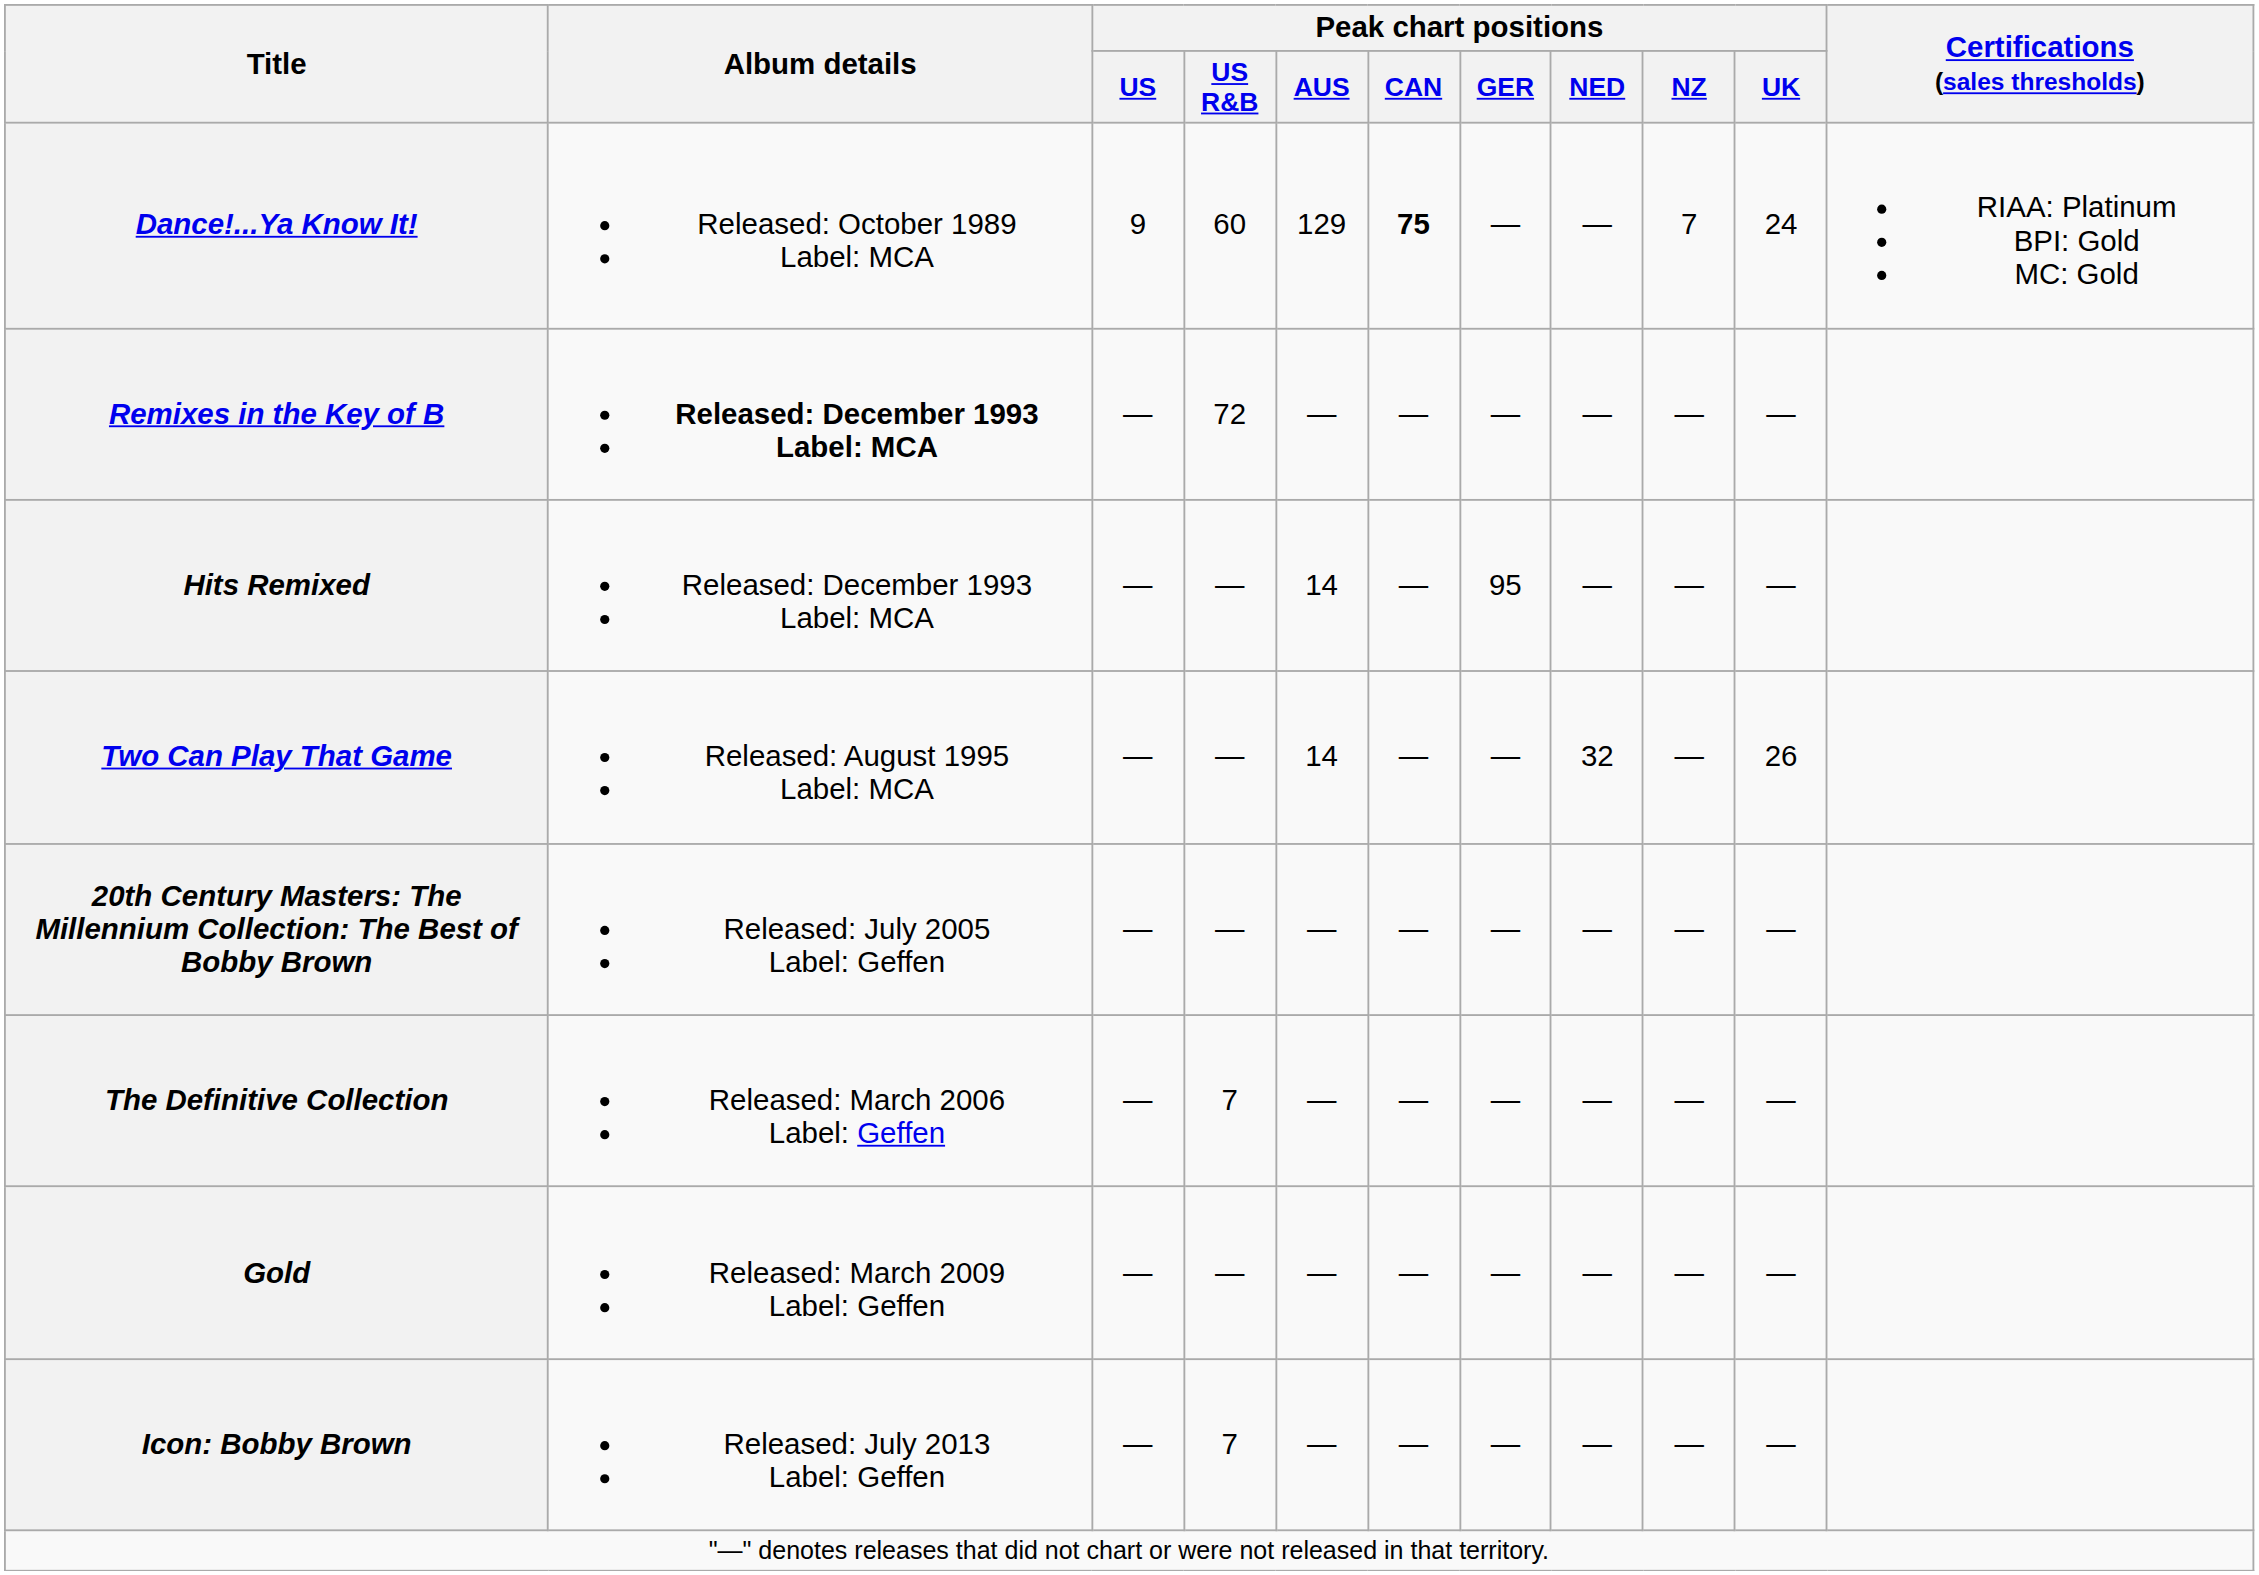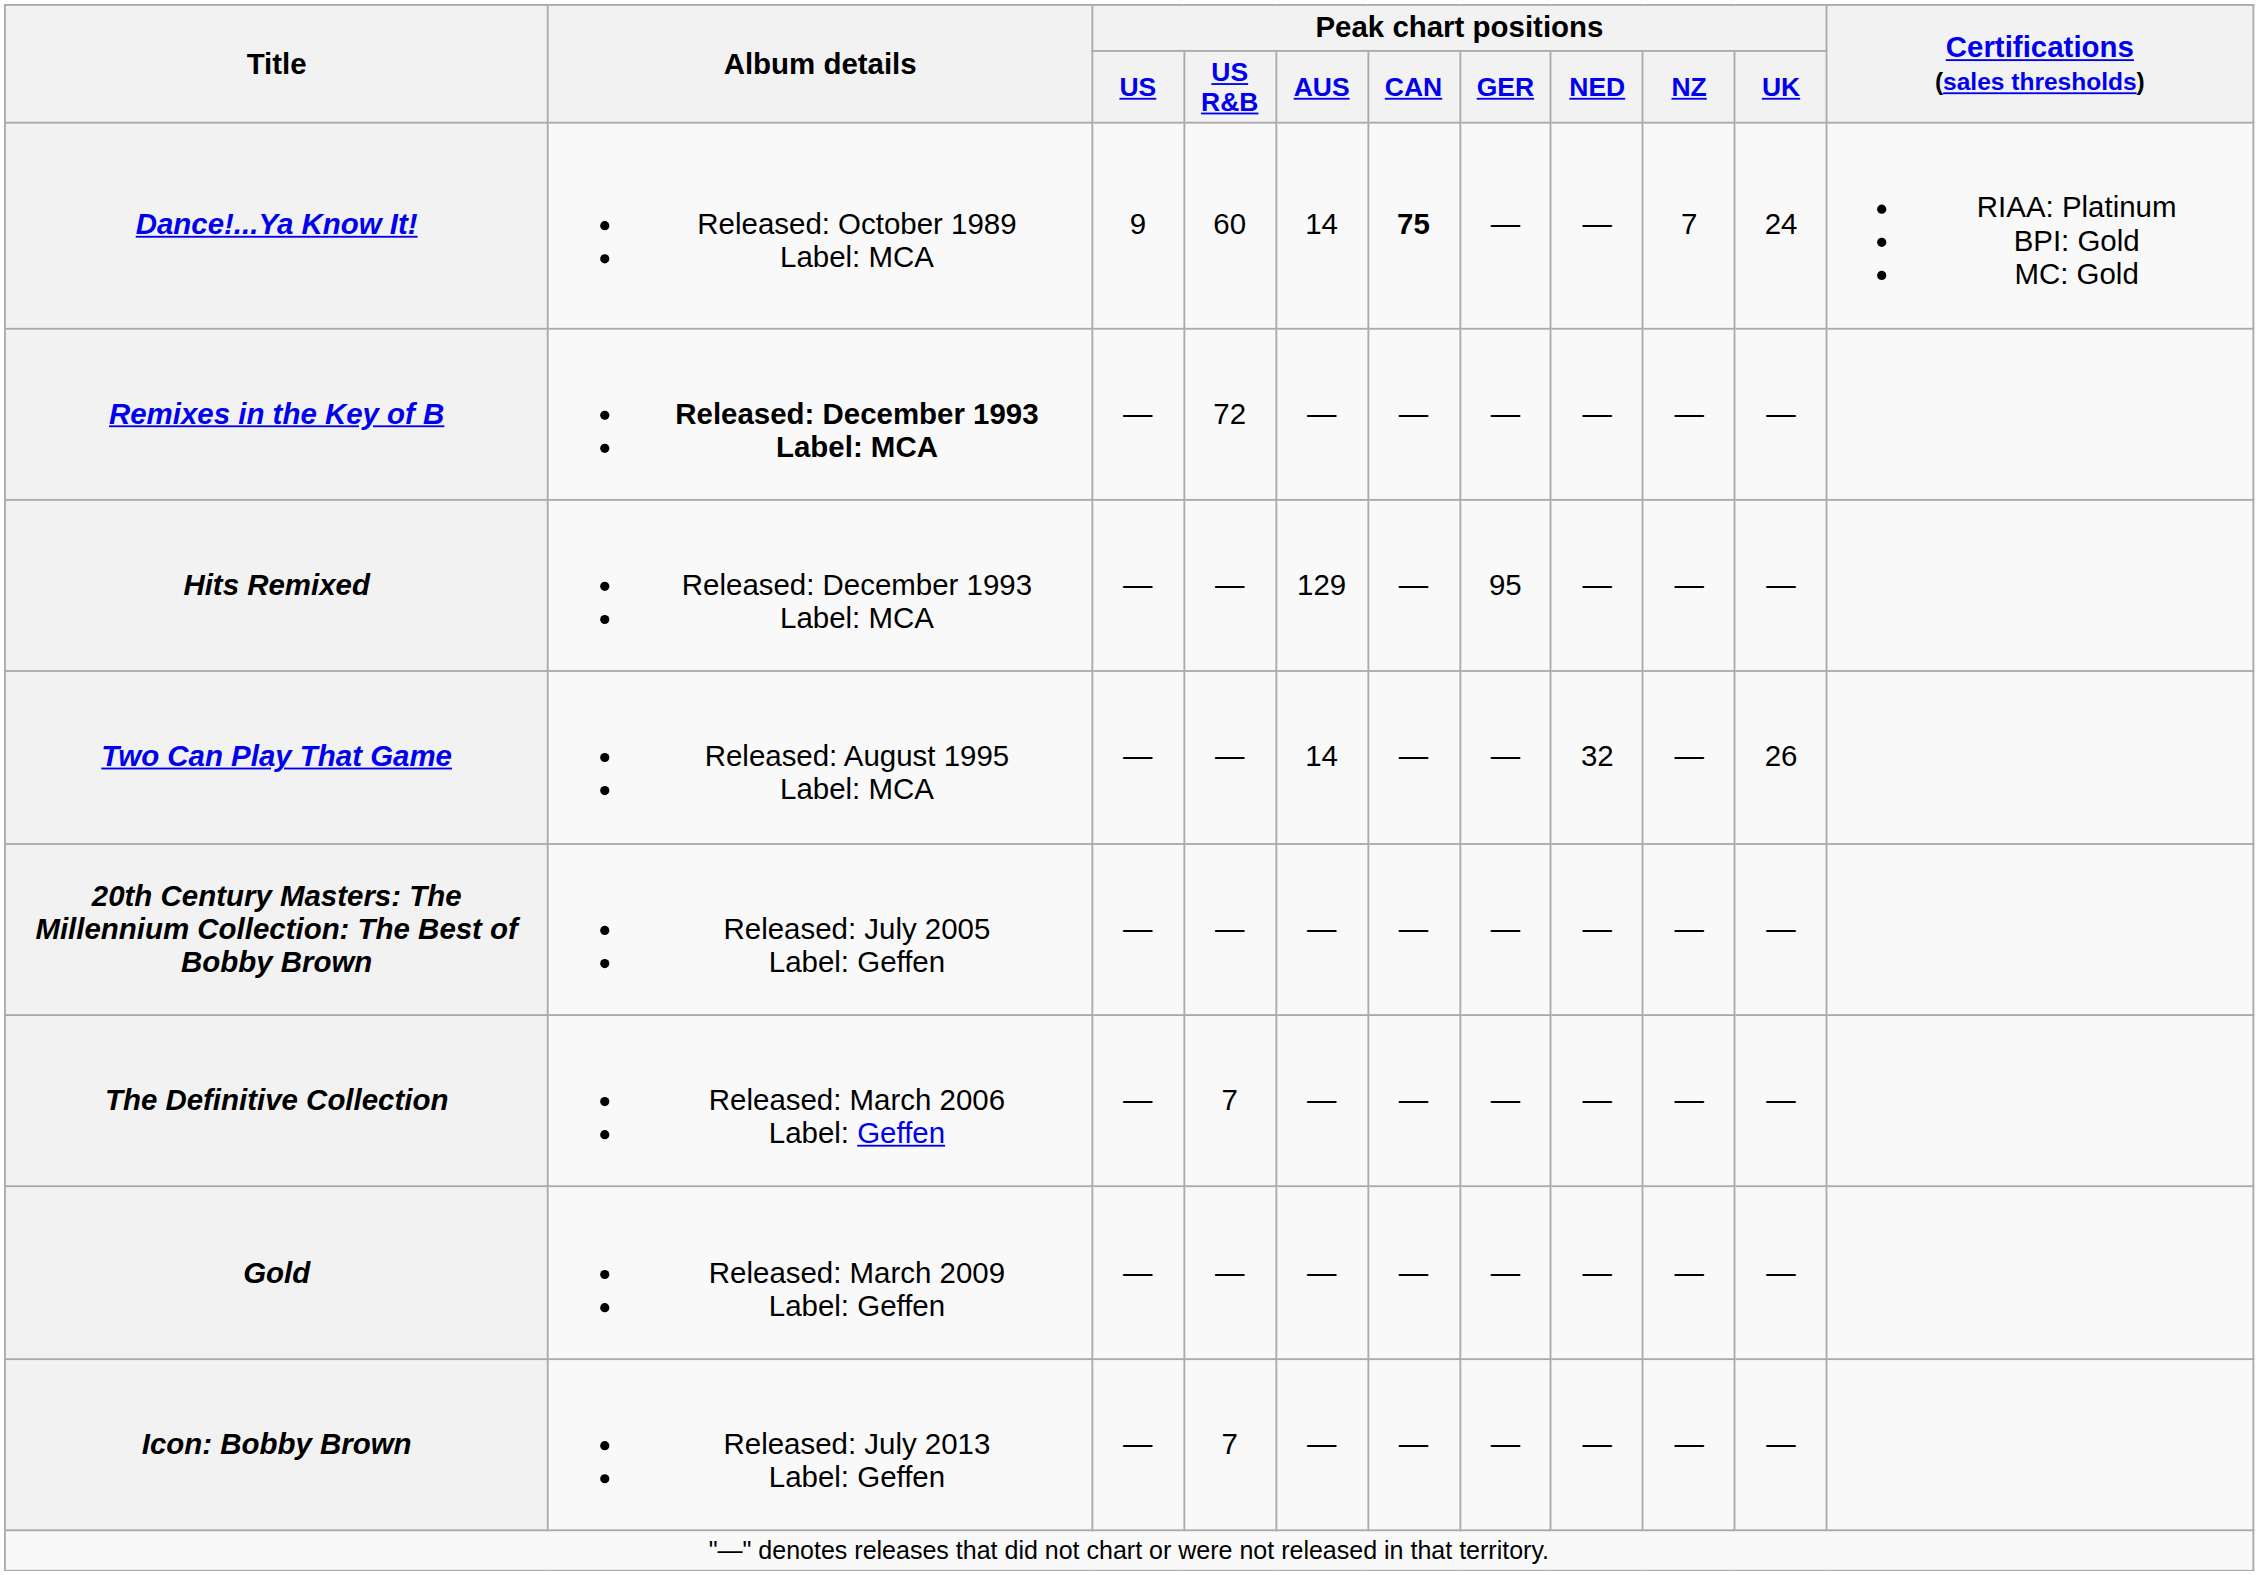(1322, 224) 129 -> (1322, 224) 14
(1322, 585) 14 -> (1322, 585) 129
